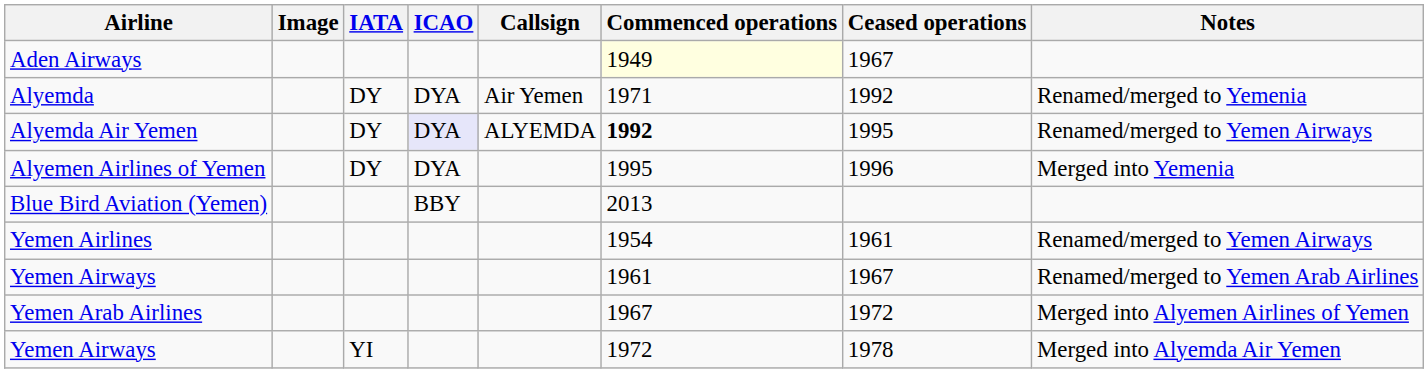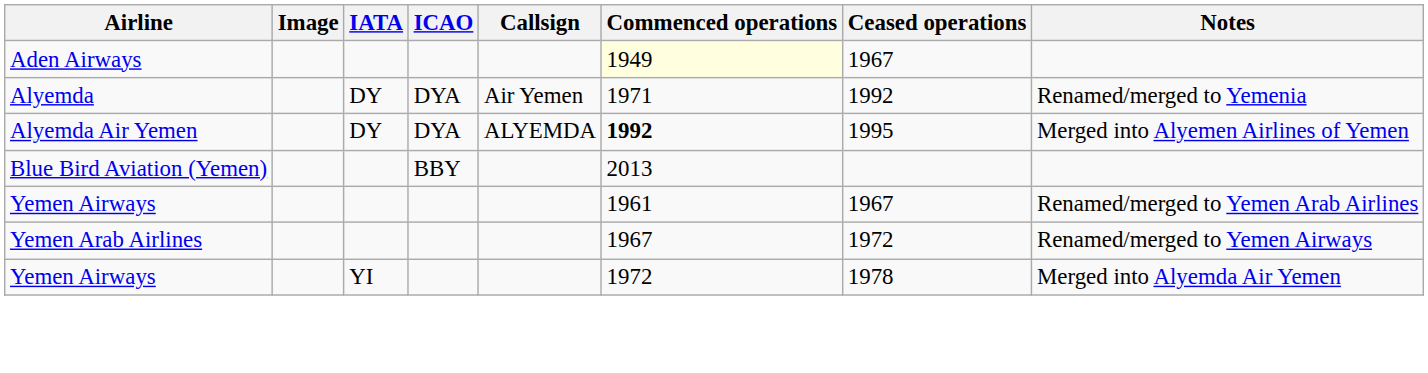(437, 131) lavender background -> (437, 131) no background
(1204, 131) Renamed/merged to Yemen Airways -> (1223, 131) Merged into Alyemen Airlines of Yemen
- row: (138, 167)
- row: (81, 240)
(1223, 312) Merged into Alyemen Airlines of Yemen -> (1204, 240) Renamed/merged to Yemen Airways
